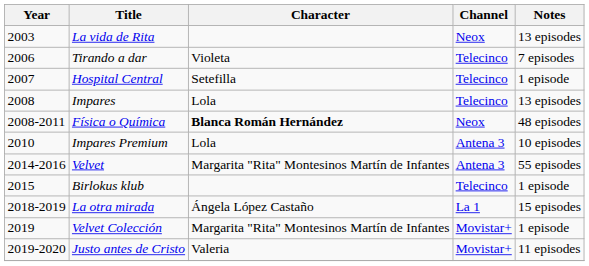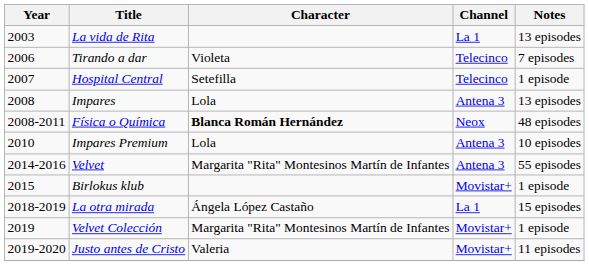(470, 36) Neox -> (468, 36) La 1
(482, 100) Telecinco -> (480, 100) Antena 3
(482, 185) Telecinco -> (484, 185) Movistar+
